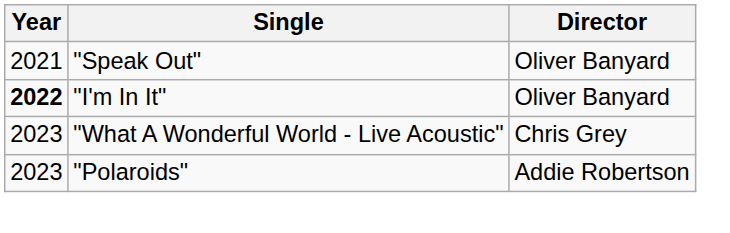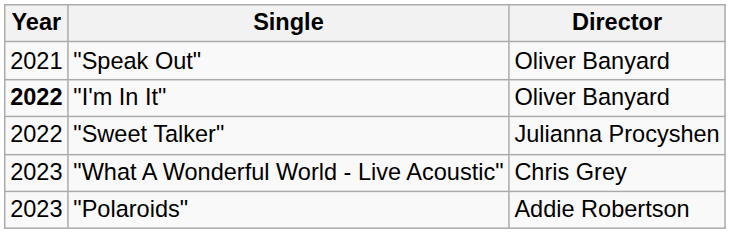+ row: (149, 135)
